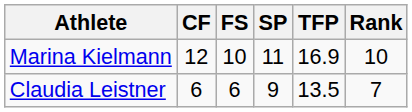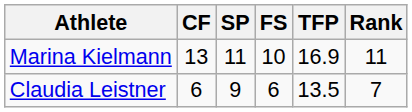columns swapped: (273, 22) <-> (235, 22)
(196, 56) 12 -> (196, 56) 13
(376, 56) 10 -> (376, 56) 11
